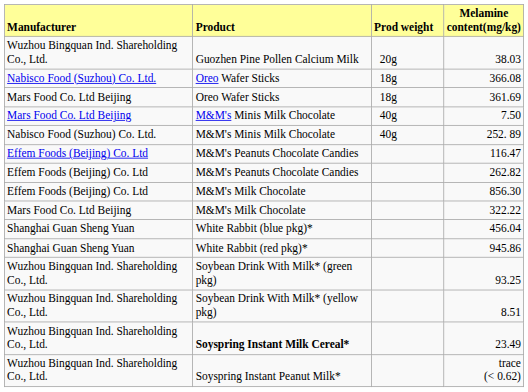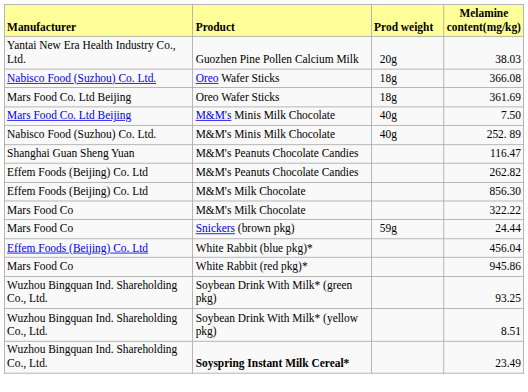(92, 52) Wuzhou Bingquan Ind. Shareholding Co., Ltd. -> (91, 52) Yantai New Era Health Industry Co., Ltd.
(78, 153) Effem Foods (Beijing) Co. Ltd -> (71, 153) Shanghai Guan Sheng Yuan
(69, 210) Mars Food Co. Ltd Beijing -> (40, 210) Mars Food Co
+ row: (508, 228)
(71, 228) Shanghai Guan Sheng Yuan -> (78, 247) Effem Foods (Beijing) Co. Ltd
(71, 247) Shanghai Guan Sheng Yuan -> (40, 266) Mars Food Co
- row: (502, 370)
